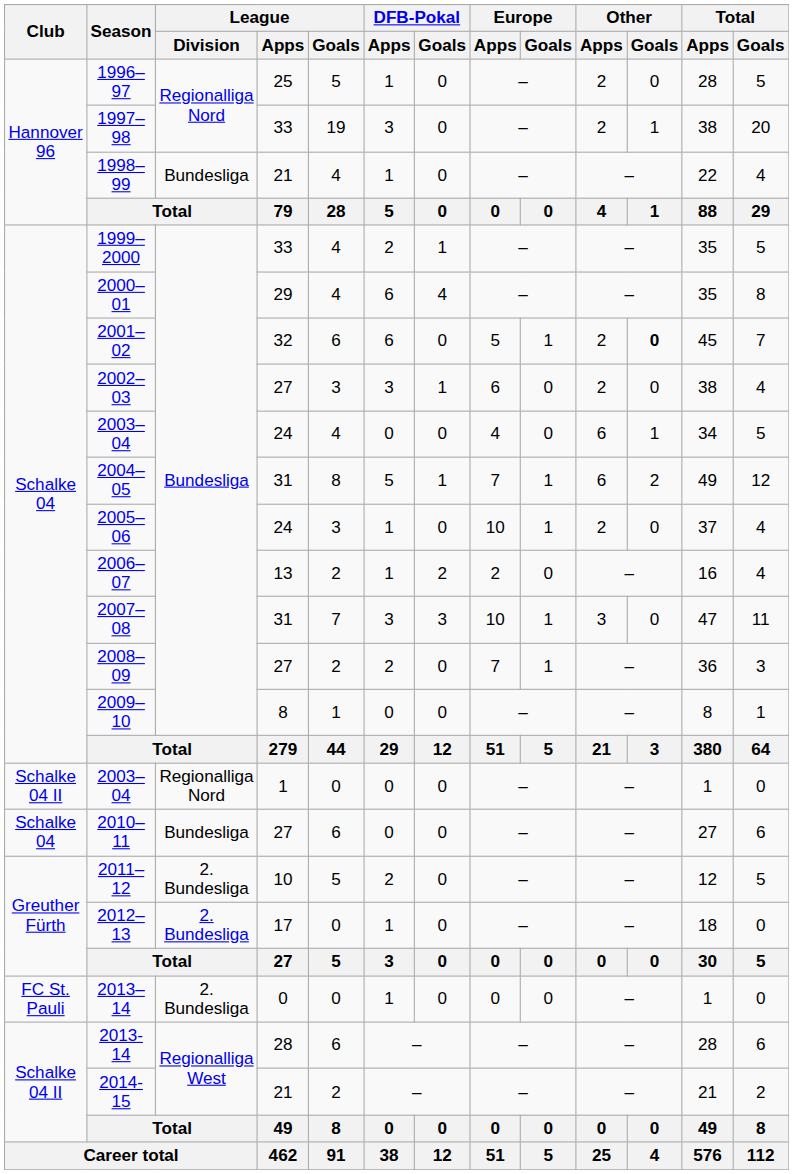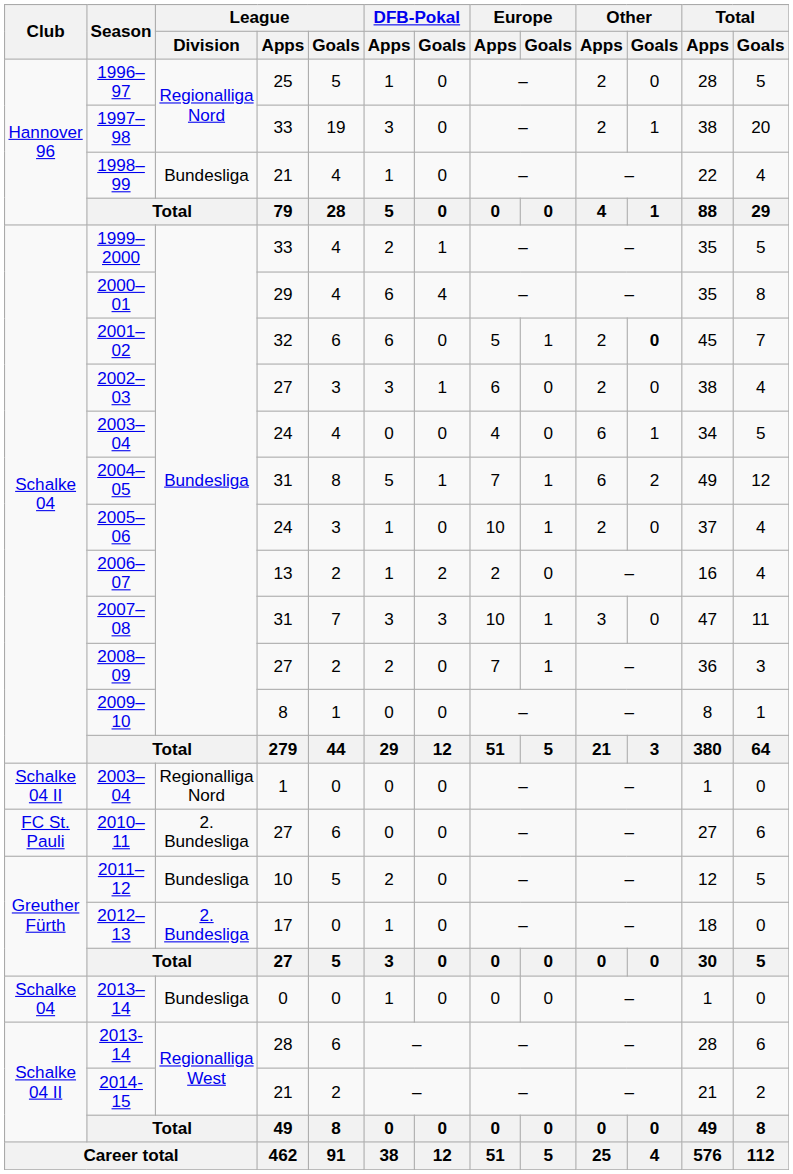(46, 832) Schalke 04 -> (46, 832) FC St. Pauli
(207, 832) Bundesliga -> (207, 832) 2. Bundesliga
(207, 878) 2. Bundesliga -> (207, 878) Bundesliga
(46, 998) FC St. Pauli -> (46, 998) Schalke 04
(207, 998) 2. Bundesliga -> (207, 998) Bundesliga
